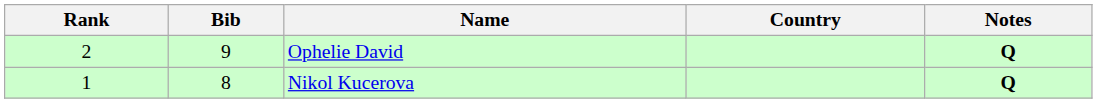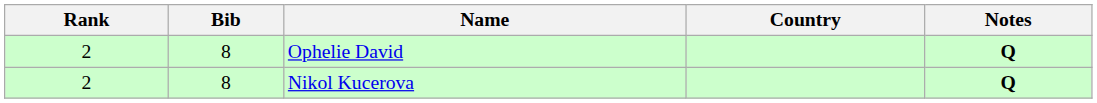(226, 51) 9 -> (226, 51) 8
(87, 82) 1 -> (87, 82) 2
